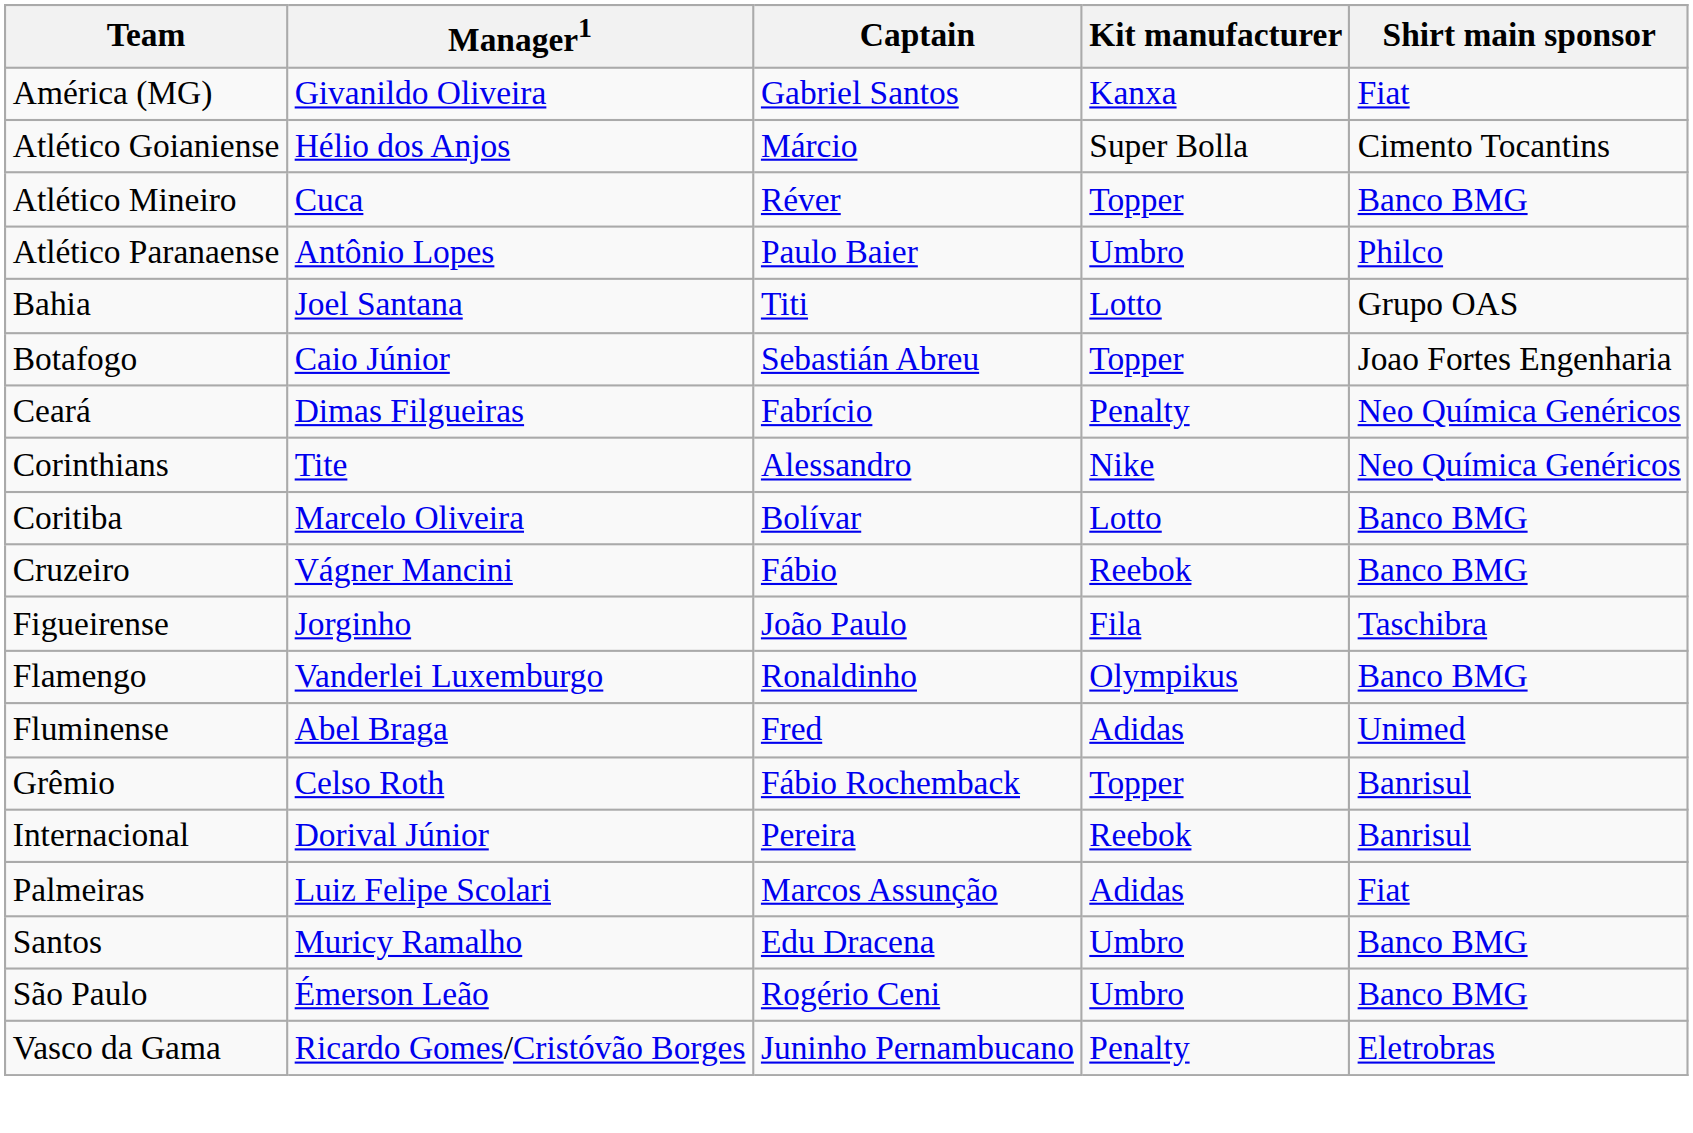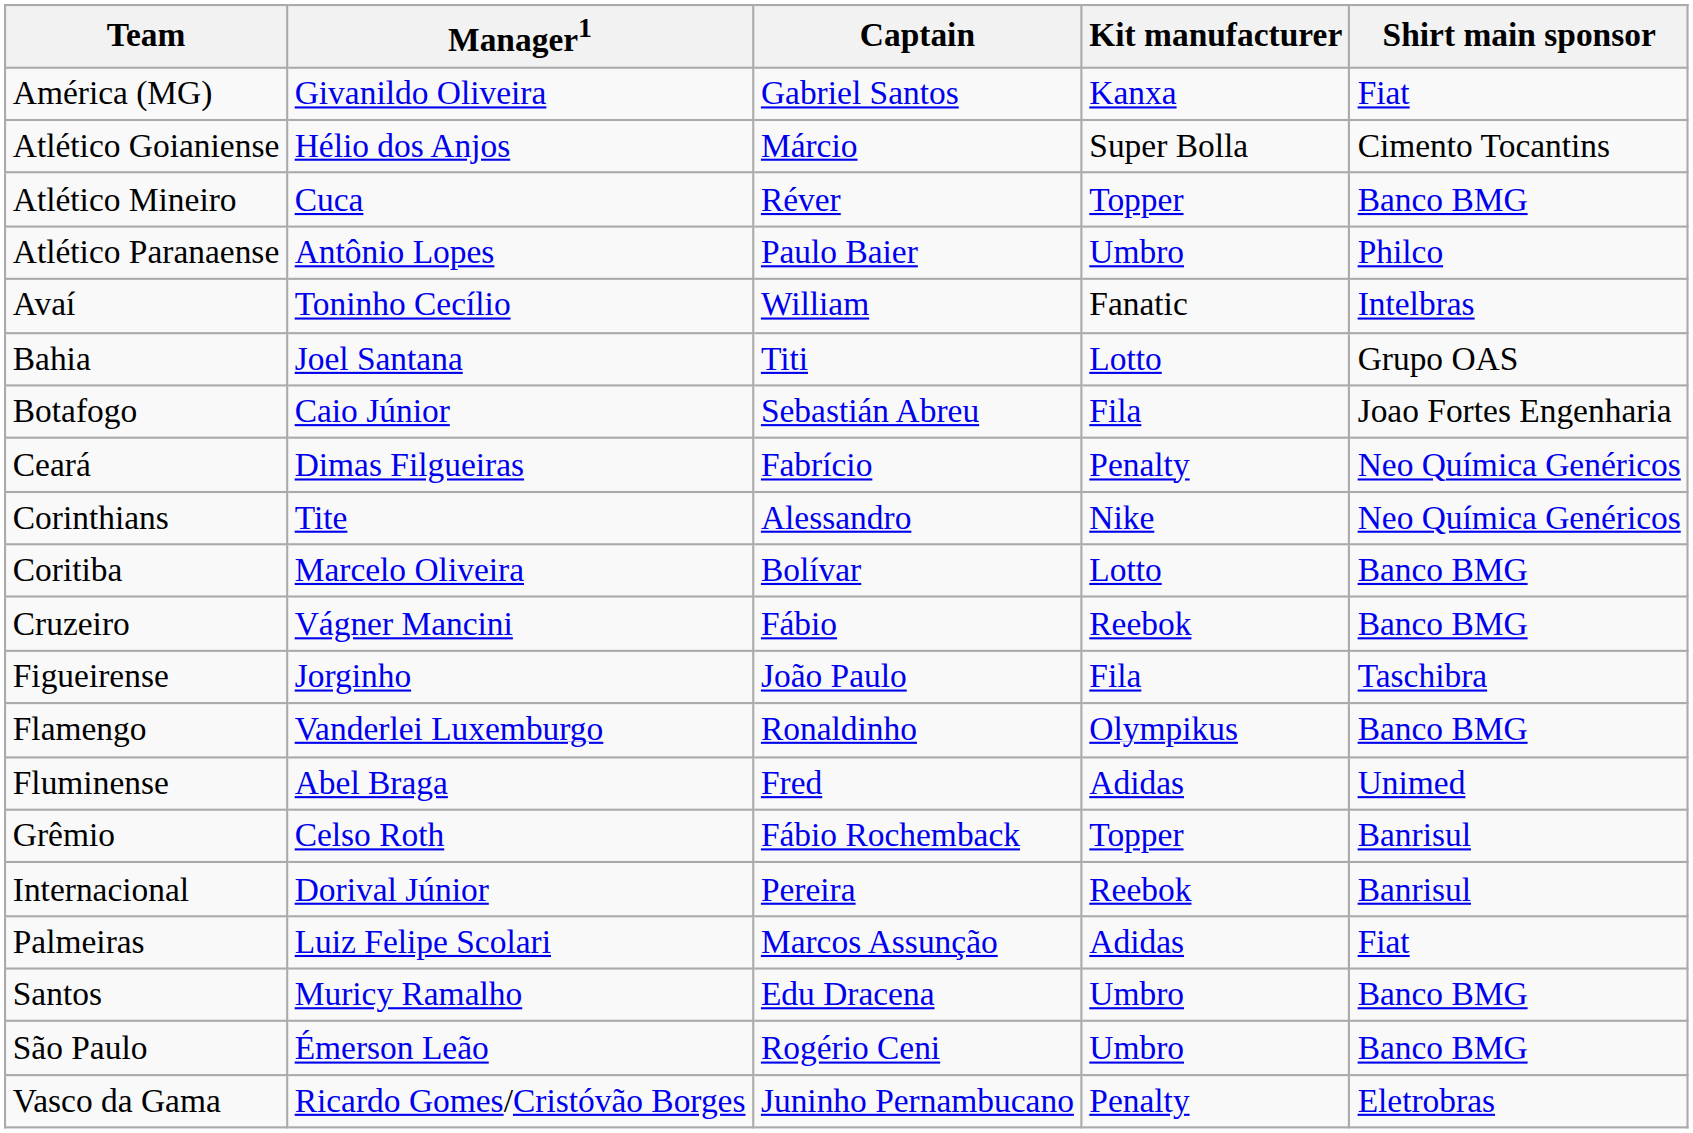+ row: (44, 305)
(1136, 358) Topper -> (1115, 411) Fila
